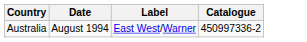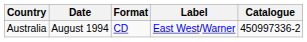+ column: (131, 12)
